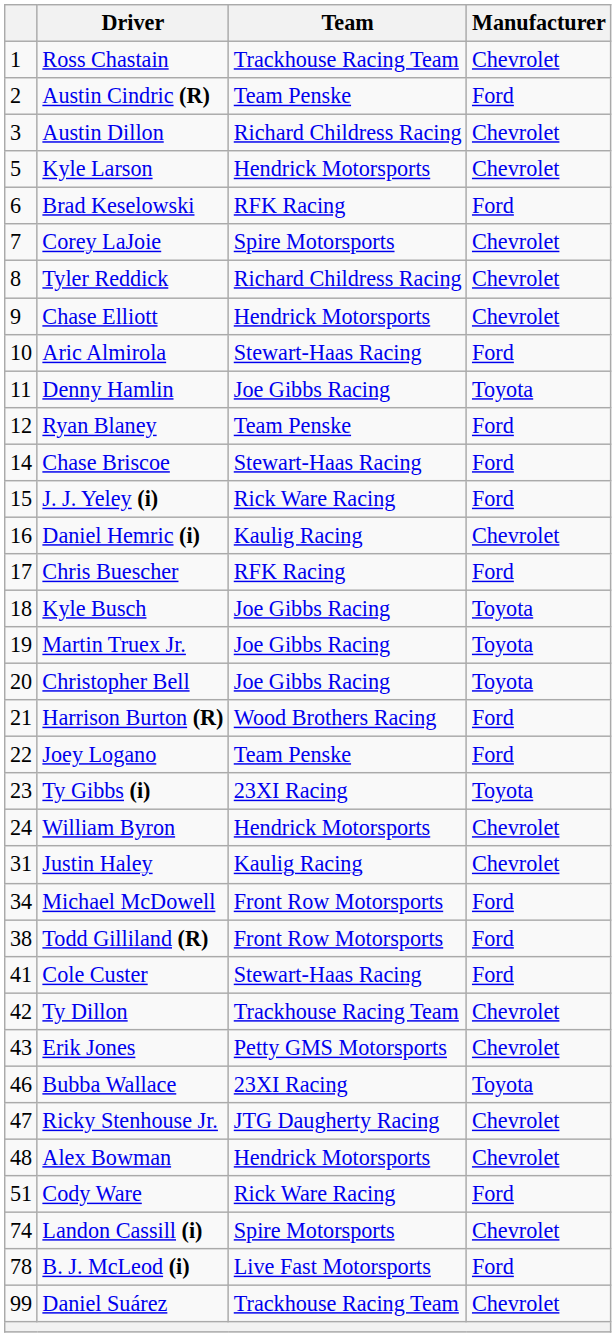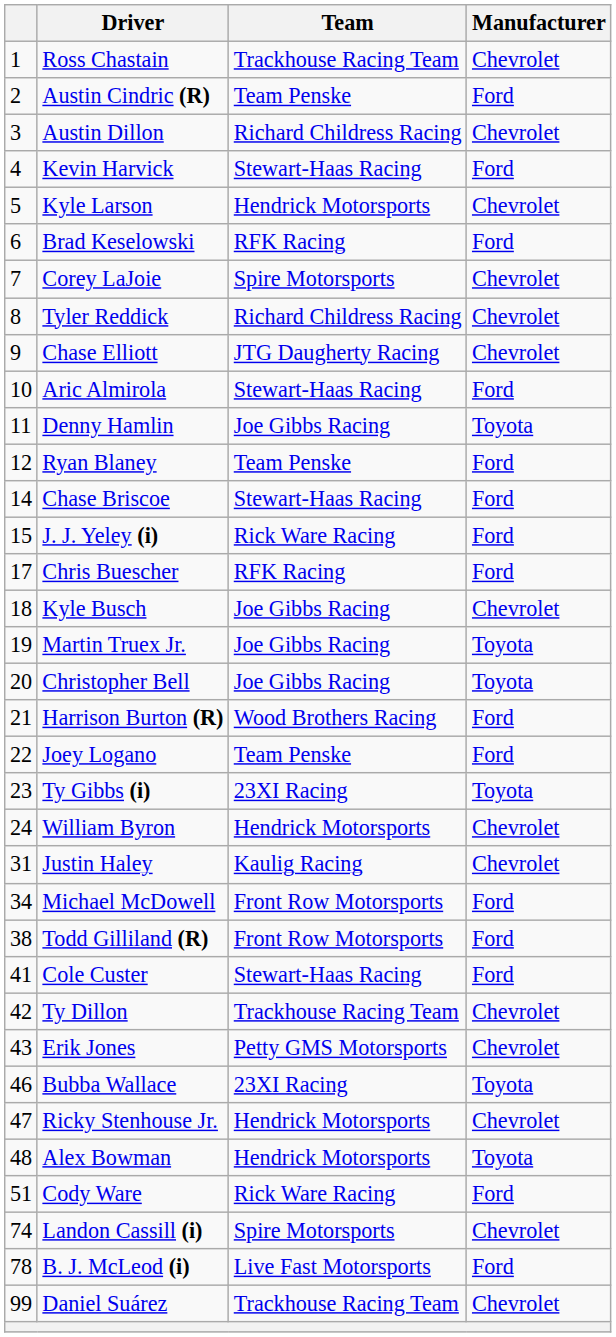+ row: (108, 169)
(332, 315) Hendrick Motorsports -> (337, 352) JTG Daugherty Racing
- row: (121, 535)
(503, 608) Toyota -> (516, 608) Chevrolet
(337, 1120) JTG Daugherty Racing -> (332, 1120) Hendrick Motorsports
(516, 1157) Chevrolet -> (503, 1157) Toyota
